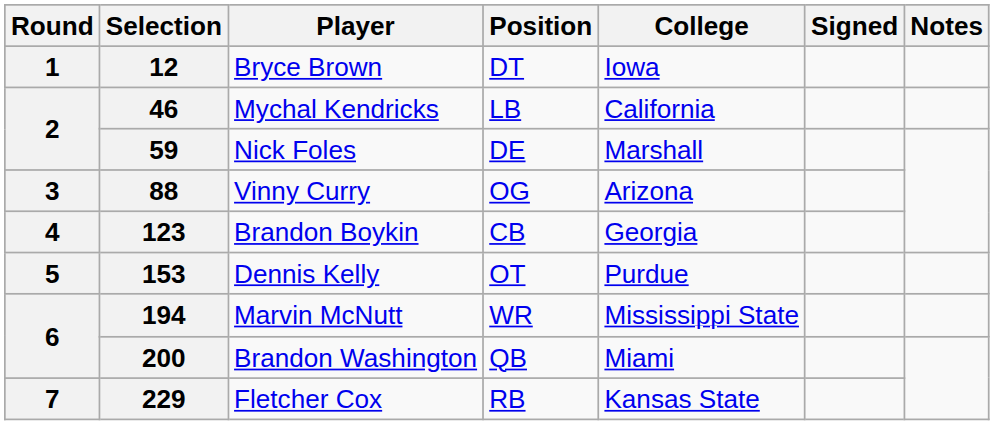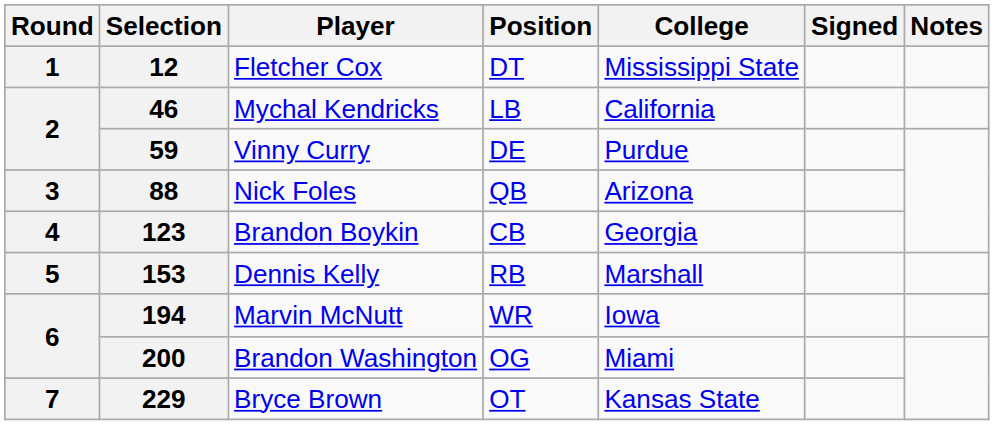(308, 67) Bryce Brown -> (308, 67) Fletcher Cox
(632, 67) Iowa -> (702, 67) Mississippi State
(295, 150) Nick Foles -> (302, 150) Vinny Curry
(654, 150) Marshall -> (647, 150) Purdue
(302, 191) Vinny Curry -> (295, 191) Nick Foles
(510, 191) OG -> (508, 191) QB
(507, 274) OT -> (507, 274) RB
(647, 274) Purdue -> (654, 274) Marshall
(702, 315) Mississippi State -> (632, 315) Iowa
(508, 357) QB -> (510, 357) OG
(308, 398) Fletcher Cox -> (308, 398) Bryce Brown
(507, 398) RB -> (507, 398) OT
